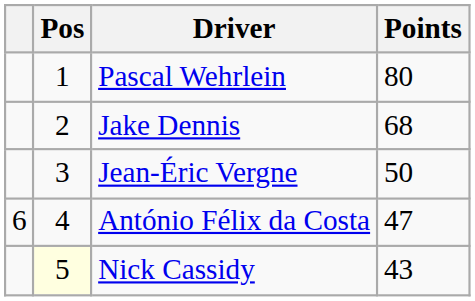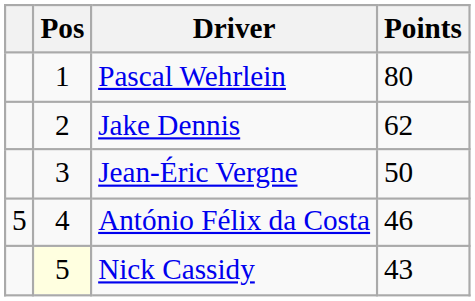(399, 124) 68 -> (399, 124) 62
(19, 221) 6 -> (19, 221) 5
(399, 221) 47 -> (399, 221) 46
